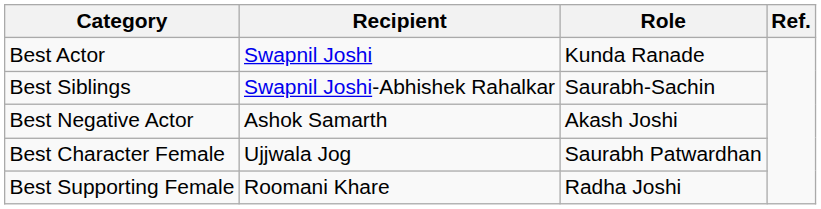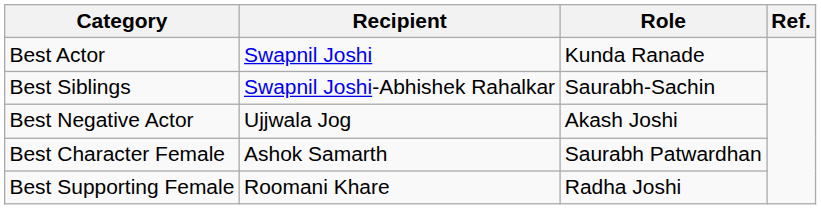(316, 120) Ashok Samarth -> (298, 120) Ujjwala Jog
(298, 154) Ujjwala Jog -> (316, 154) Ashok Samarth
